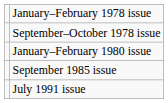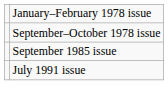- row: (82, 51)
